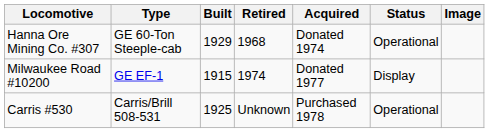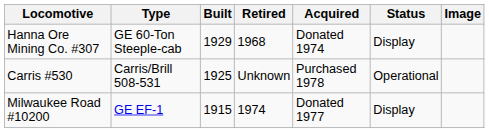(406, 41) Operational -> (394, 41) Display
rows swapped: (54, 75) <-> (40, 110)
